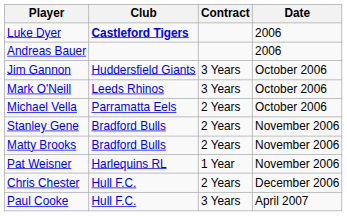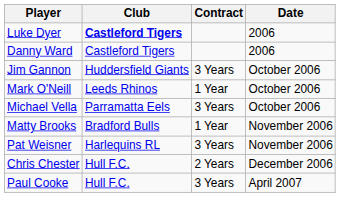+ row: (40, 51)
- row: (47, 51)
(221, 88) 3 Years -> (211, 88) 1 Year
(221, 107) 2 Years -> (214, 107) 3 Years
- row: (43, 126)
(221, 145) 2 Years -> (211, 126) 1 Year
(218, 164) 1 Year -> (214, 145) 3 Years
